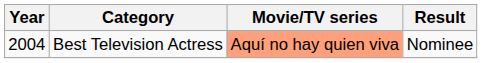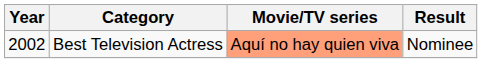(27, 44) 2004 -> (27, 44) 2002
